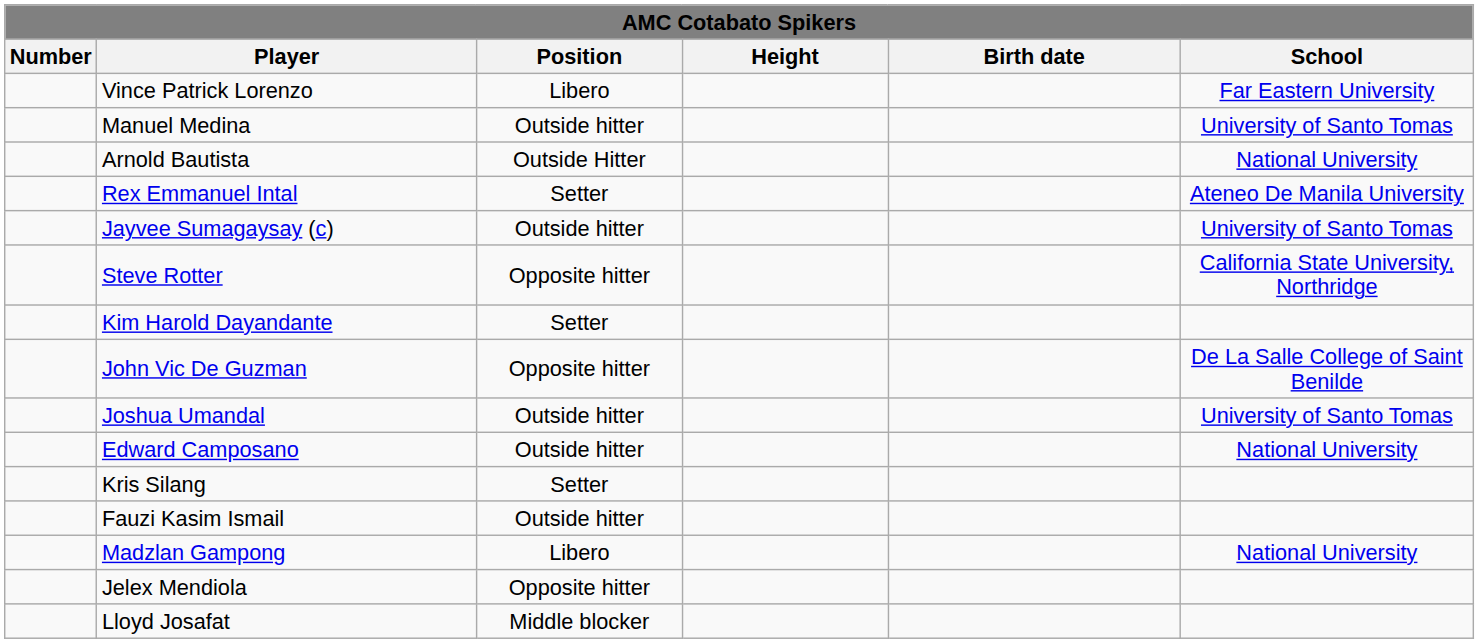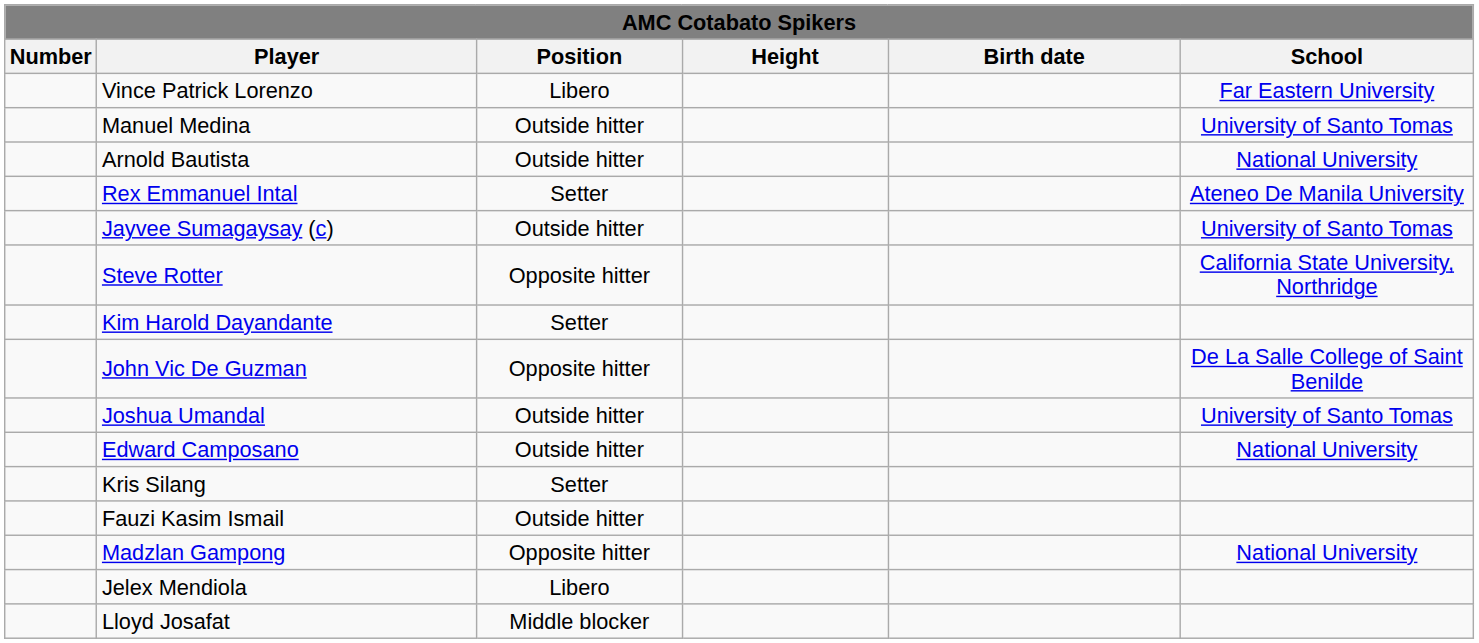(579, 160) Outside Hitter -> (579, 160) Outside hitter
(579, 552) Libero -> (579, 552) Opposite hitter
(579, 587) Opposite hitter -> (579, 587) Libero
